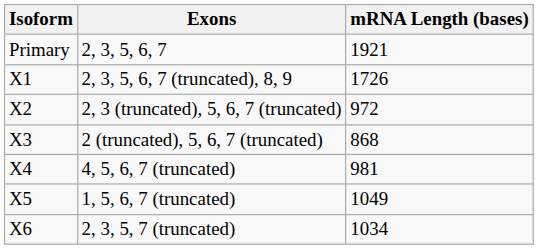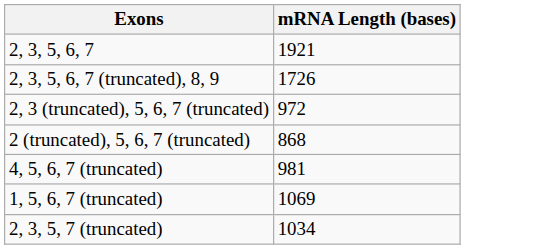- column: (41, 19)
(369, 199) 1049 -> (297, 199) 1069
